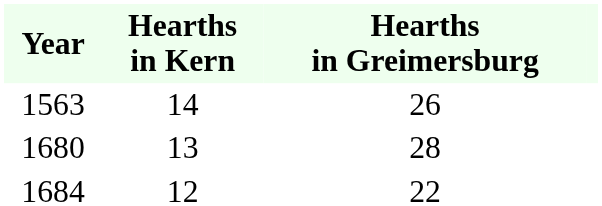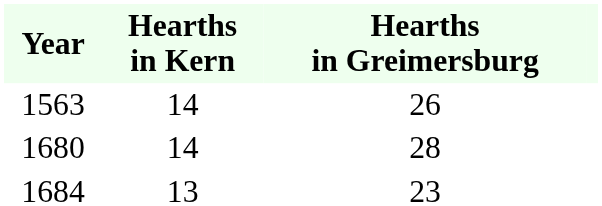(183, 148) 13 -> (183, 148) 14
(183, 191) 12 -> (183, 191) 13
(425, 191) 22 -> (425, 191) 23
